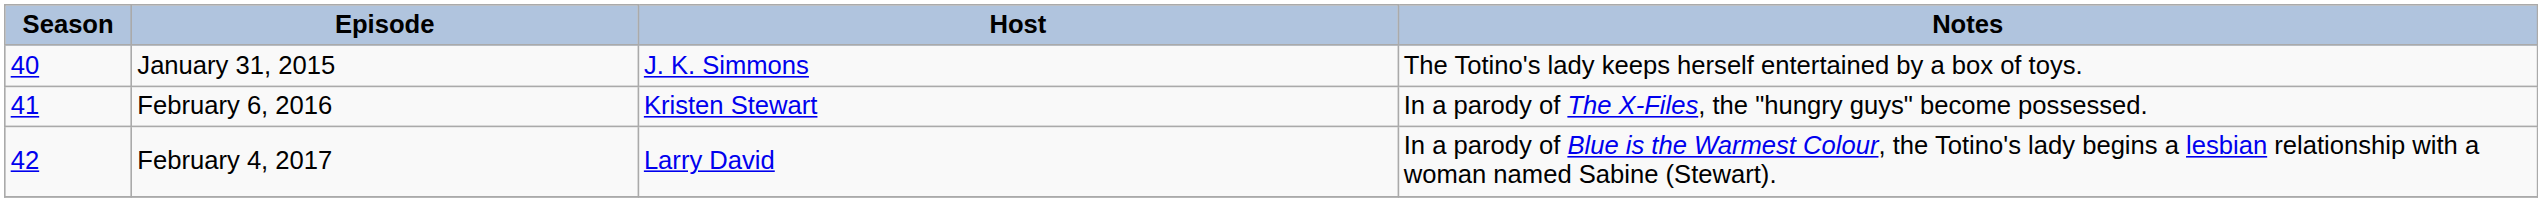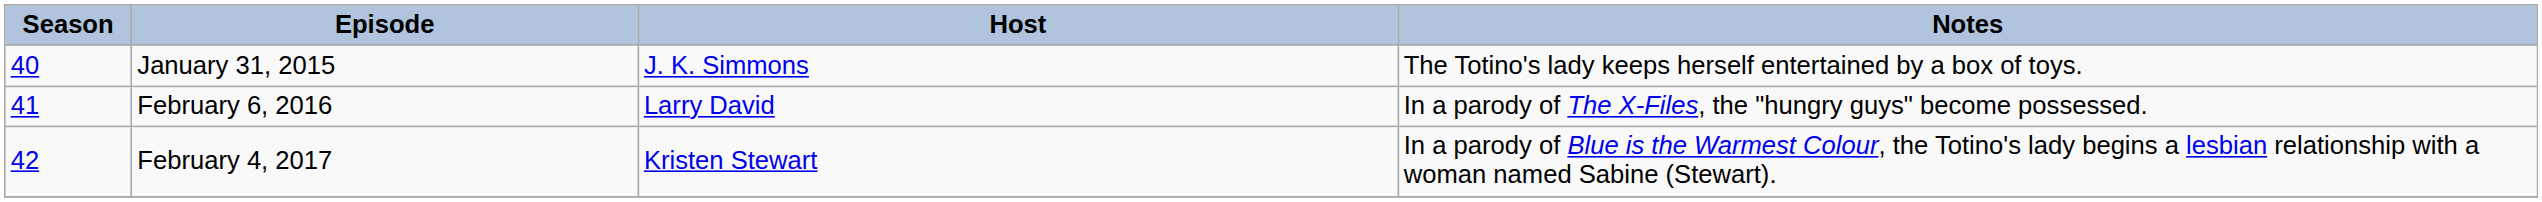(731, 106) Kristen Stewart -> (709, 106) Larry David
(709, 161) Larry David -> (731, 161) Kristen Stewart
